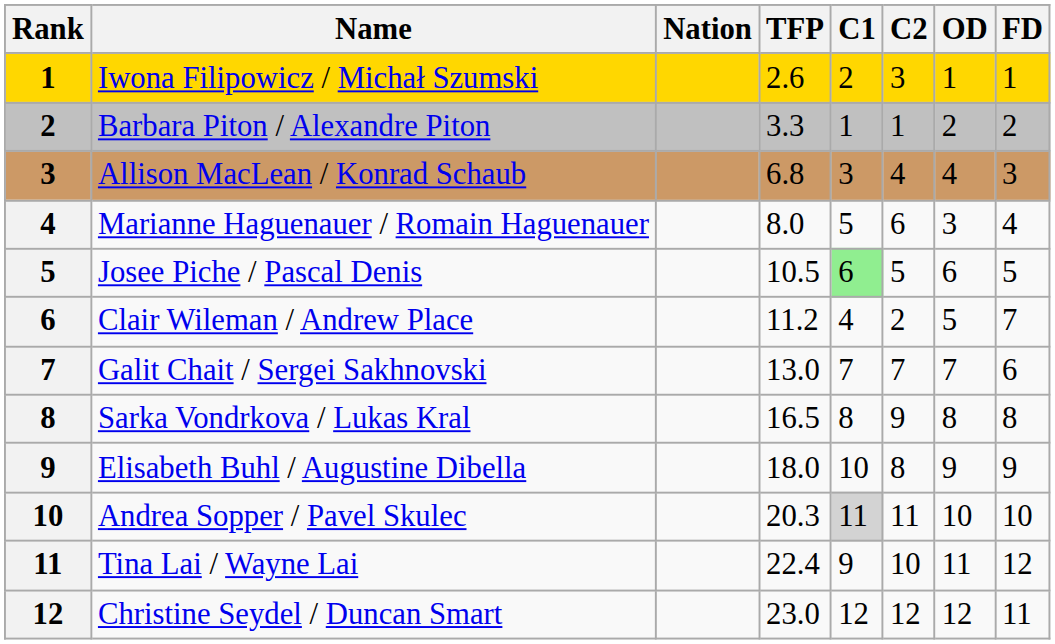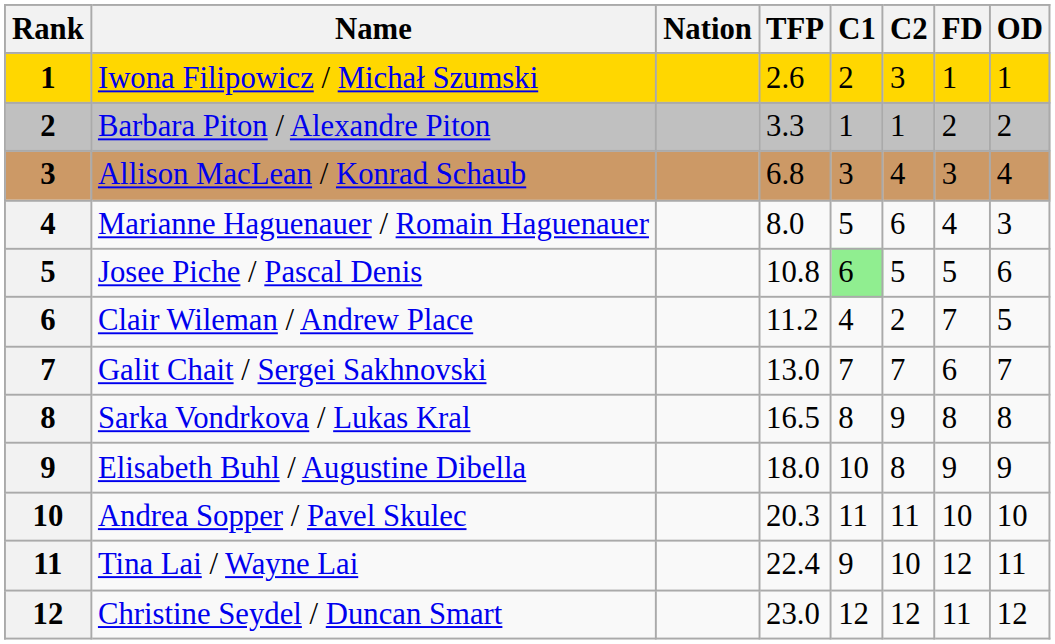columns swapped: (965, 28) <-> (1022, 28)
(793, 272) 10.5 -> (793, 272) 10.8
(853, 516) lightgrey background -> (853, 516) no background
